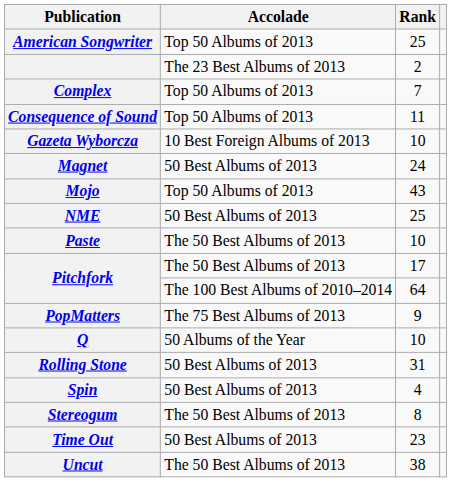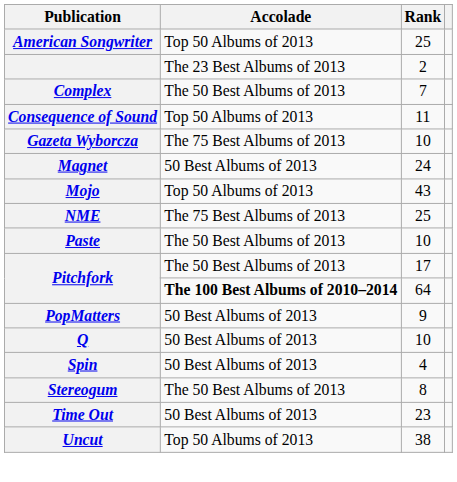(239, 91) Top 50 Albums of 2013 -> (255, 91) The 50 Best Albums of 2013
(267, 141) 10 Best Foreign Albums of 2013 -> (255, 141) The 75 Best Albums of 2013
(241, 215) 50 Best Albums of 2013 -> (255, 215) The 75 Best Albums of 2013
(278, 290) normal -> (281, 290) bold
(255, 315) The 75 Best Albums of 2013 -> (241, 315) 50 Best Albums of 2013
(235, 340) 50 Albums of the Year -> (241, 340) 50 Best Albums of 2013
- row: (83, 365)
(255, 464) The 50 Best Albums of 2013 -> (239, 439) Top 50 Albums of 2013
